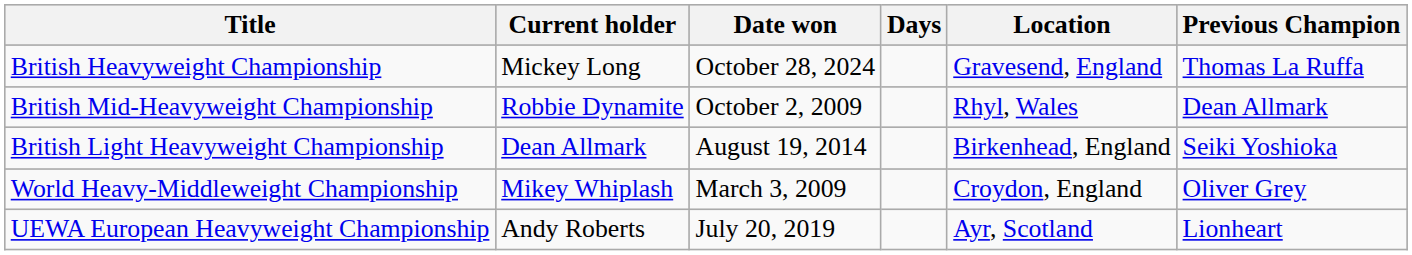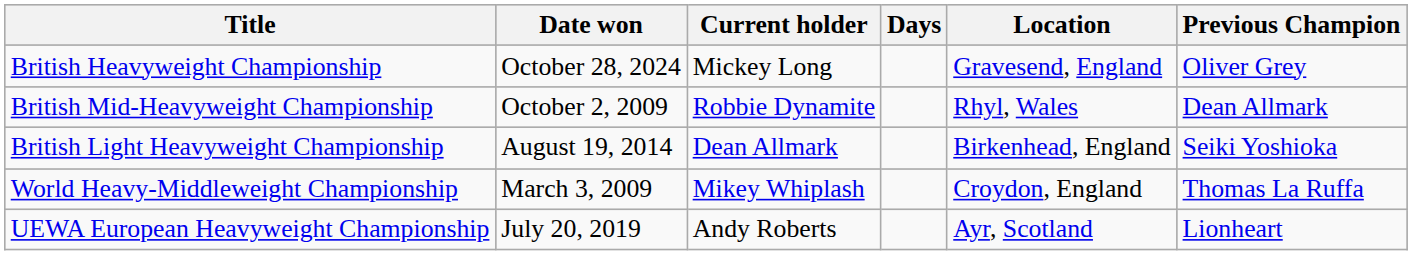columns swapped: (592, 24) <-> (785, 24)
(1273, 65) Thomas La Ruffa -> (1244, 65) Oliver Grey
(1244, 188) Oliver Grey -> (1273, 188) Thomas La Ruffa
